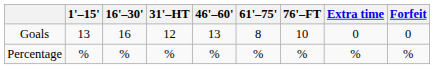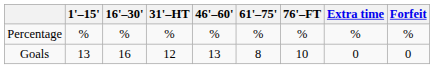rows swapped: (35, 34) <-> (35, 53)
